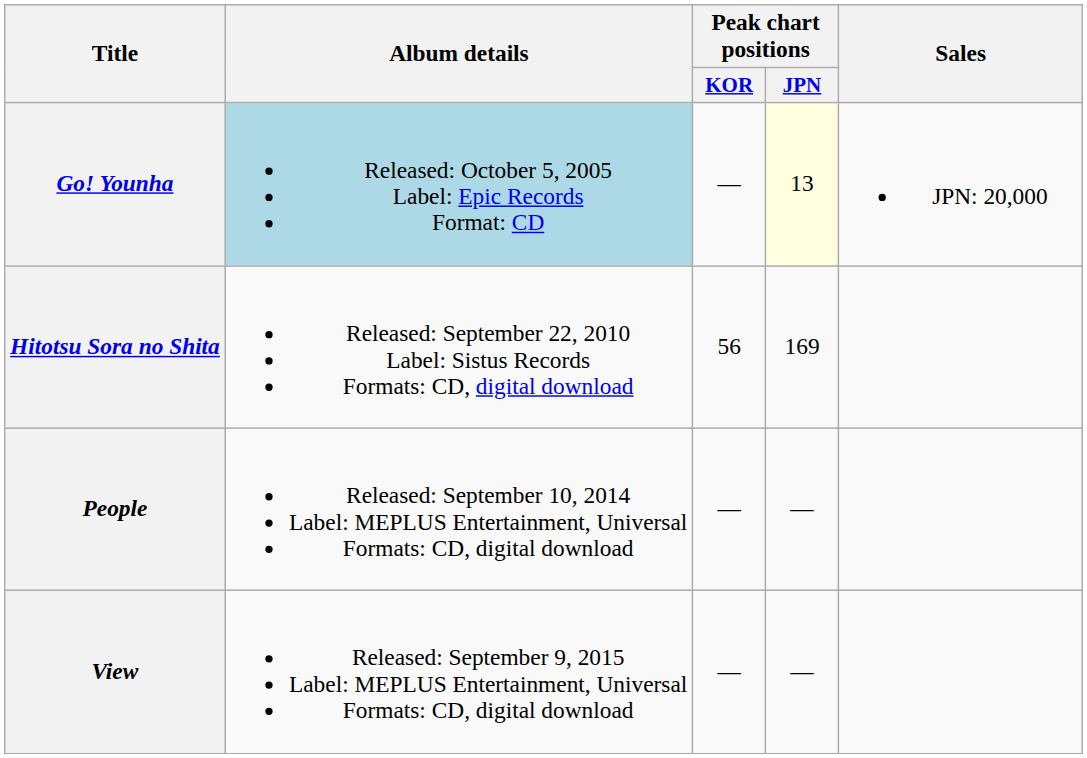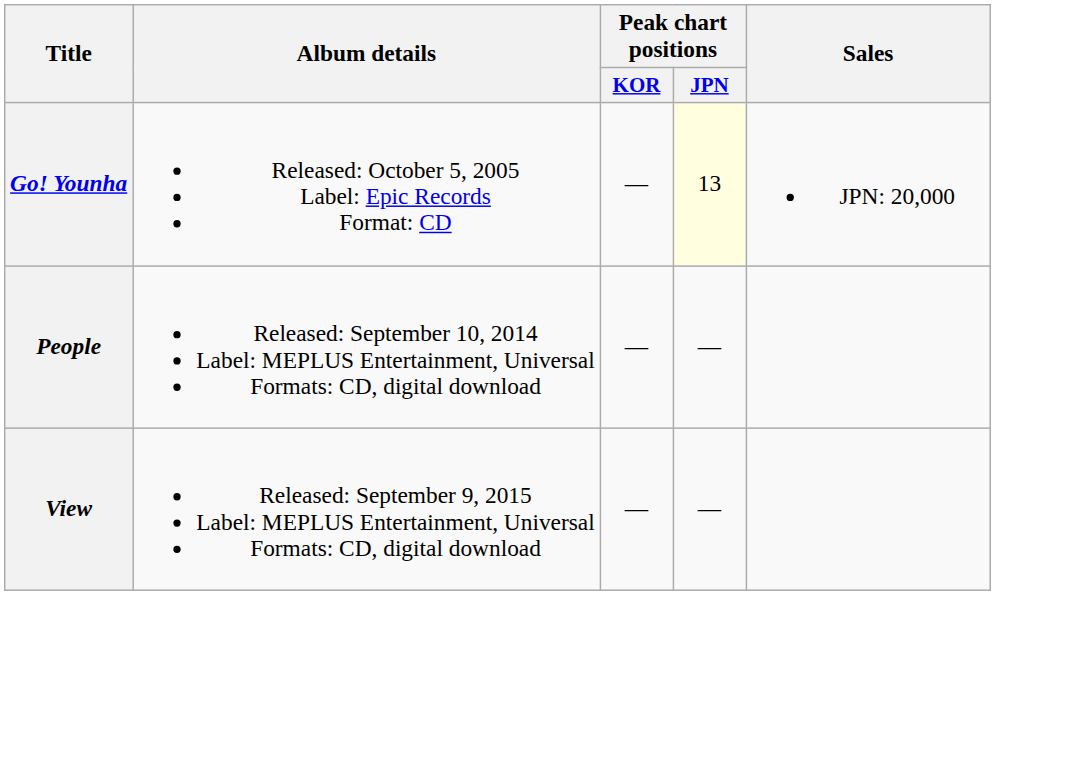(459, 197) lightblue background -> (366, 197) no background
- row: (115, 346)
